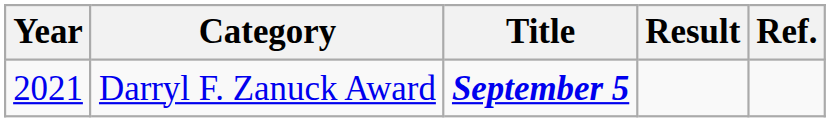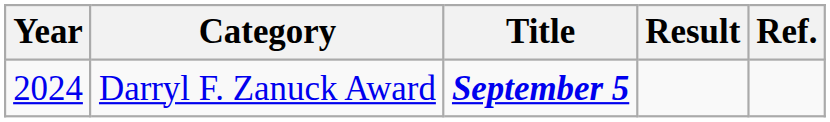(48, 87) 2021 -> (48, 87) 2024
